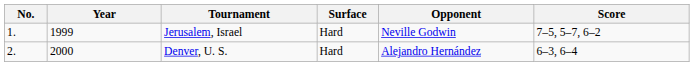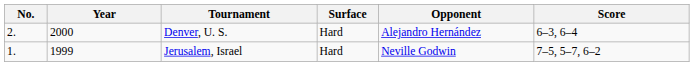rows swapped: (203, 32) <-> (196, 51)
